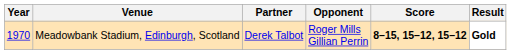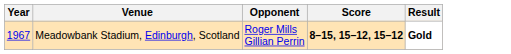- column: (274, 13)
(19, 36) 1970 -> (19, 36) 1967
